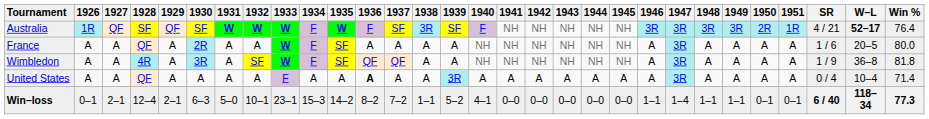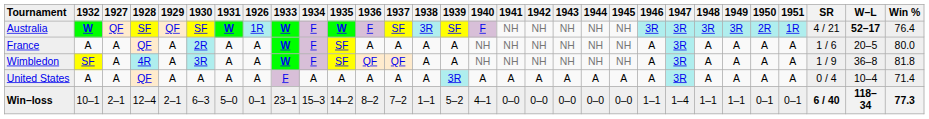columns swapped: (88, 12) <-> (257, 12)
(370, 78) bold -> (370, 78) normal
